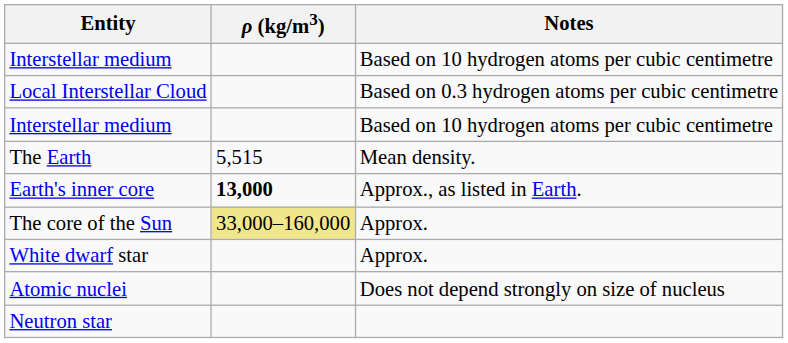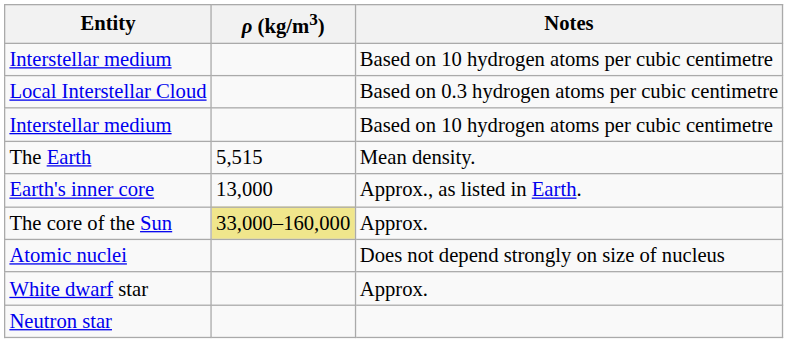(244, 190) bold -> (244, 190) normal
rows swapped: (79, 255) <-> (68, 288)
